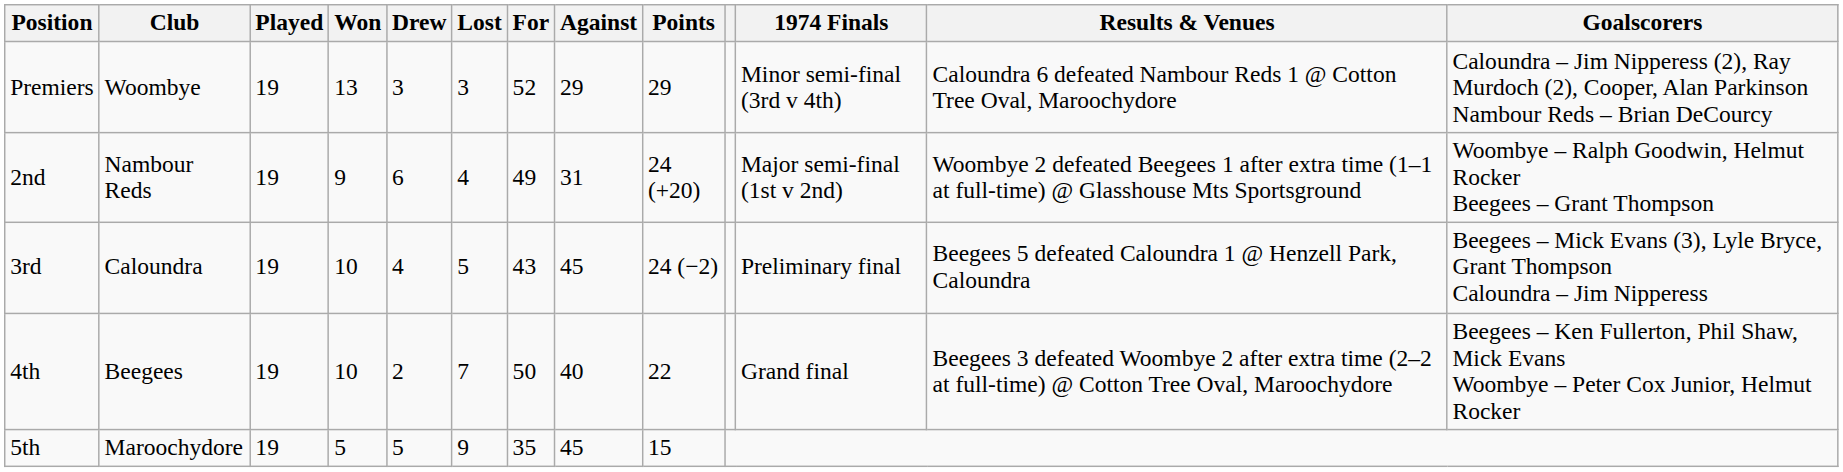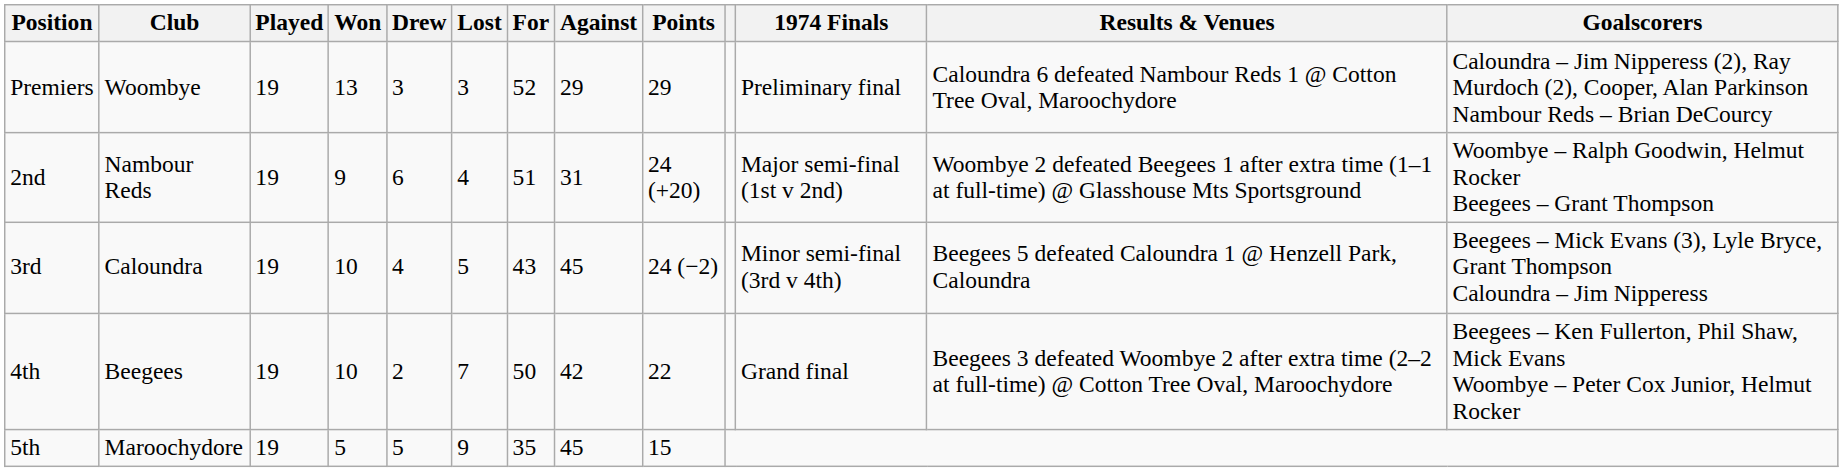(821, 86) Minor semi-final (3rd v 4th) -> (821, 86) Preliminary final
(524, 177) 49 -> (524, 177) 51
(821, 267) Preliminary final -> (821, 267) Minor semi-final (3rd v 4th)
(572, 370) 40 -> (572, 370) 42
